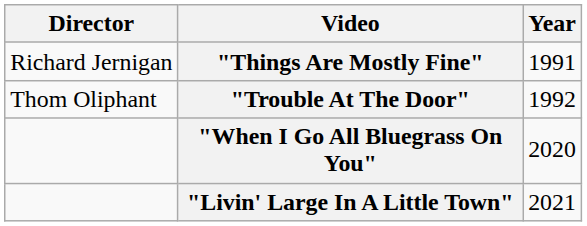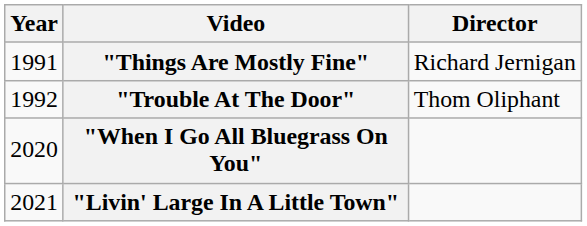columns swapped: (552, 23) <-> (91, 23)
